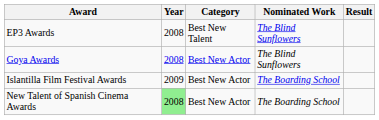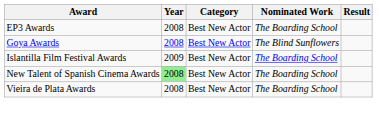(207, 33) Best New Talent -> (219, 27) Best New Actor
(279, 33) The Blind Sunflowers -> (296, 27) The Boarding School
+ row: (51, 89)
